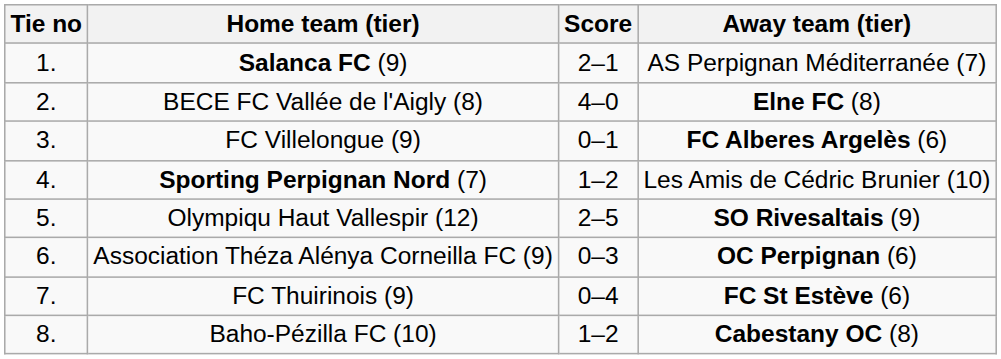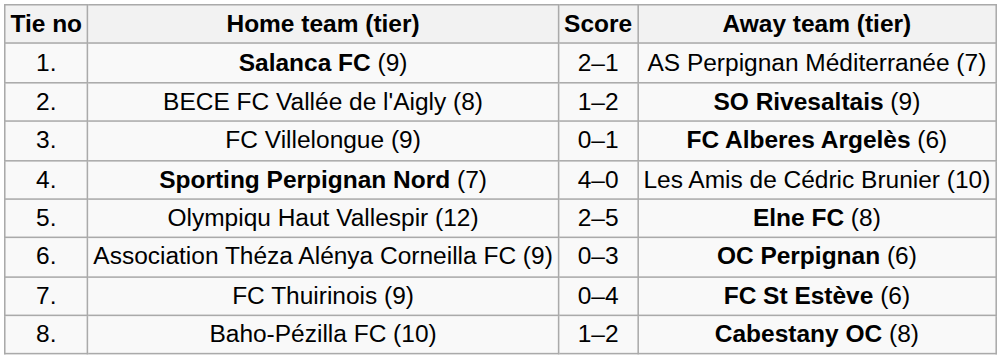(598, 101) 4–0 -> (598, 101) 1–2
(817, 101) Elne FC (8) -> (817, 101) SO Rivesaltais (9)
(598, 179) 1–2 -> (598, 179) 4–0
(817, 218) SO Rivesaltais (9) -> (817, 218) Elne FC (8)
